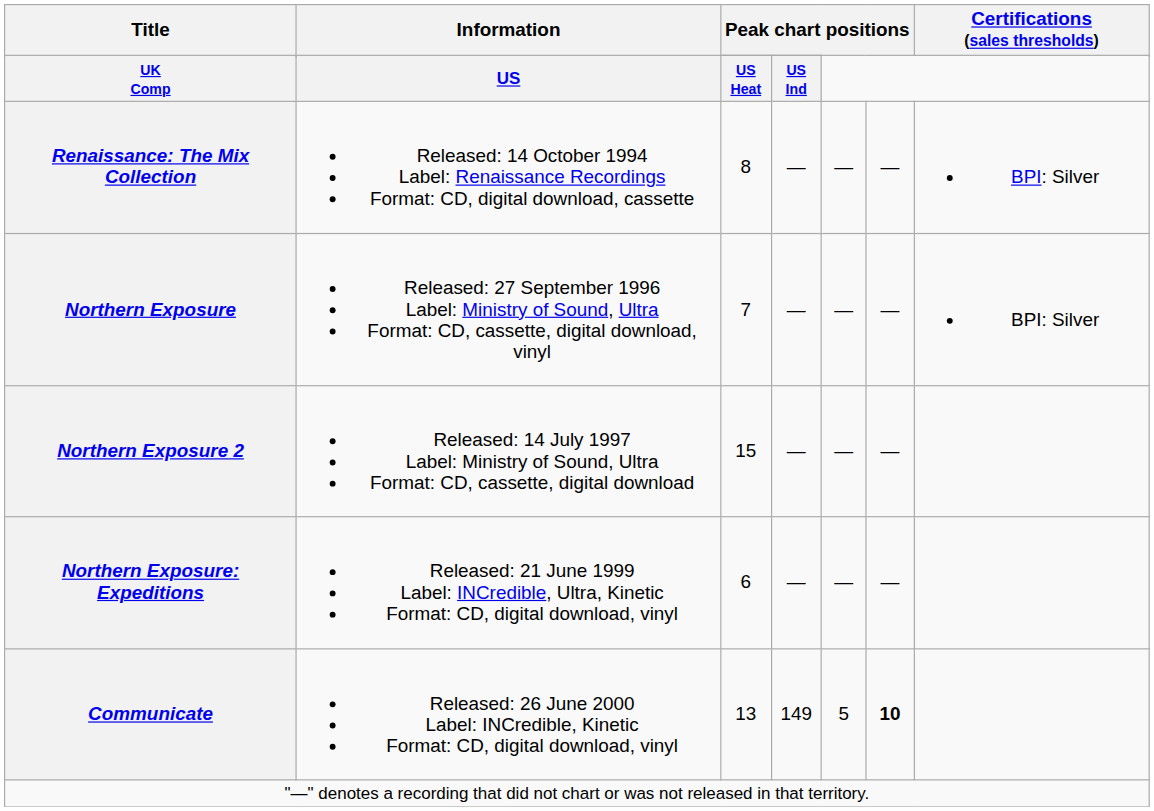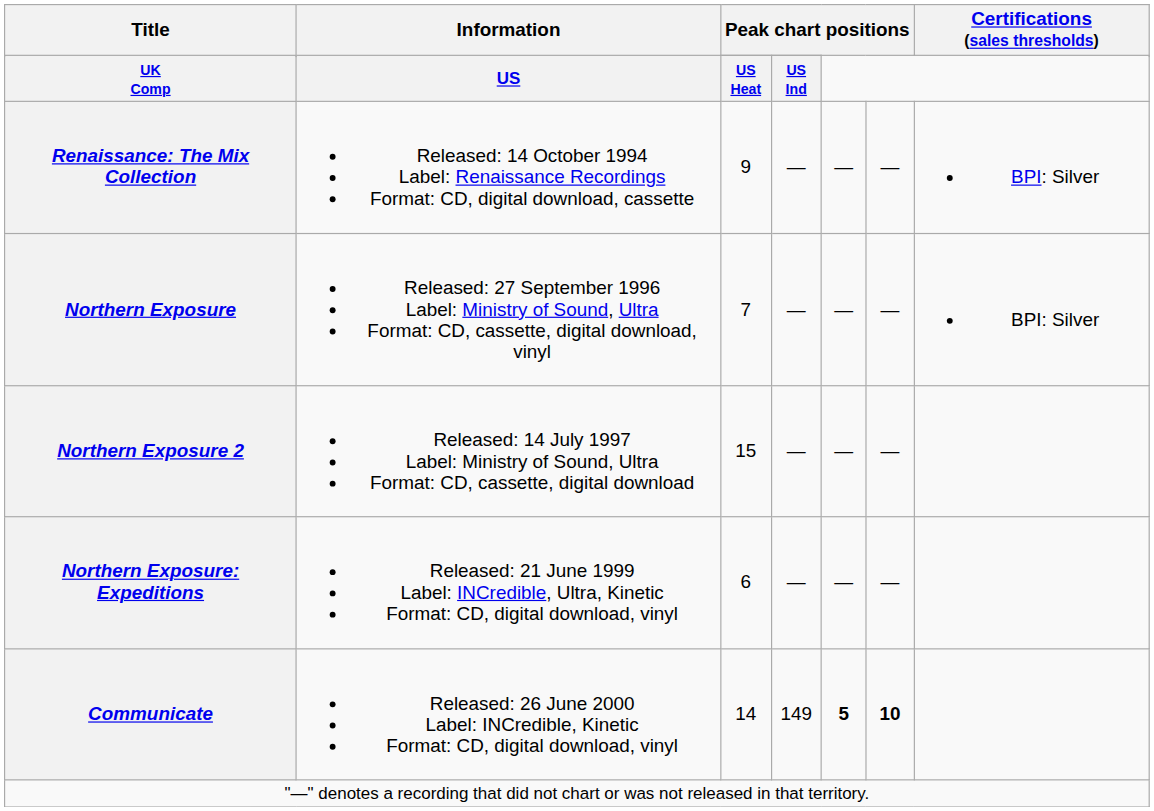(746, 167) 8 -> (746, 167) 9
(746, 714) 13 -> (746, 714) 14
(844, 714) normal -> (844, 714) bold
